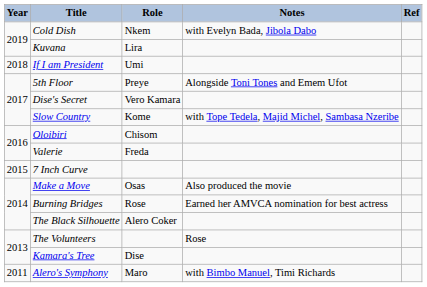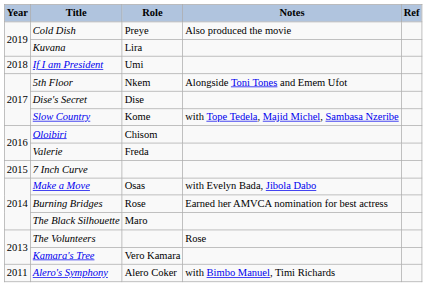(137, 30) Nkem -> (137, 30) Preye
(251, 30) with Evelyn Bada, Jibola Dabo -> (238, 30) Also produced the movie
(137, 82) Preye -> (137, 82) Nkem
(152, 100) Vero Kamara -> (134, 100) Dise
(238, 186) Also produced the movie -> (251, 186) with Evelyn Bada, Jibola Dabo
(151, 221) Alero Coker -> (136, 221) Maro
(134, 256) Dise -> (152, 256) Vero Kamara
(136, 273) Maro -> (151, 273) Alero Coker
